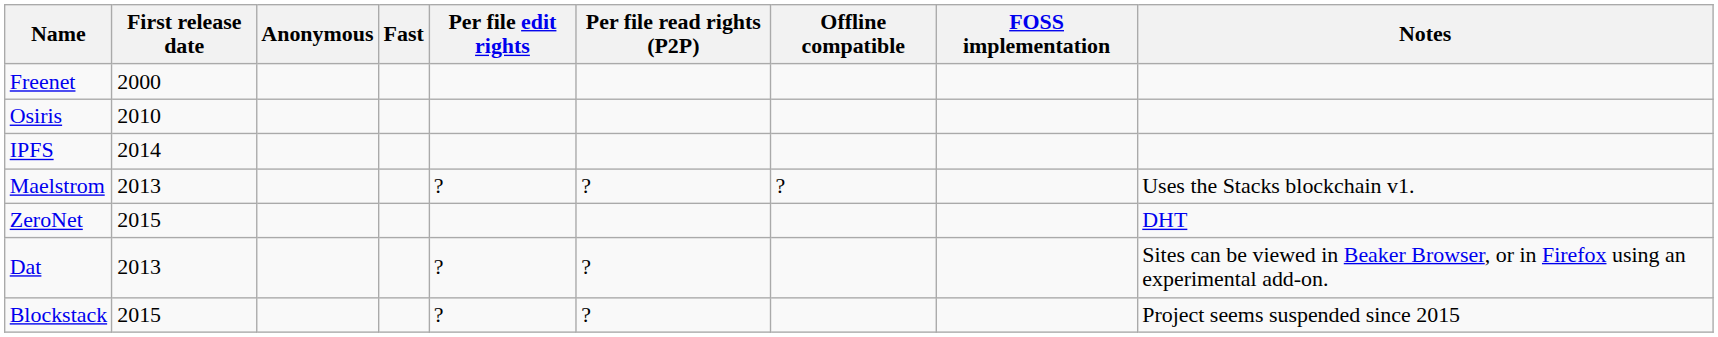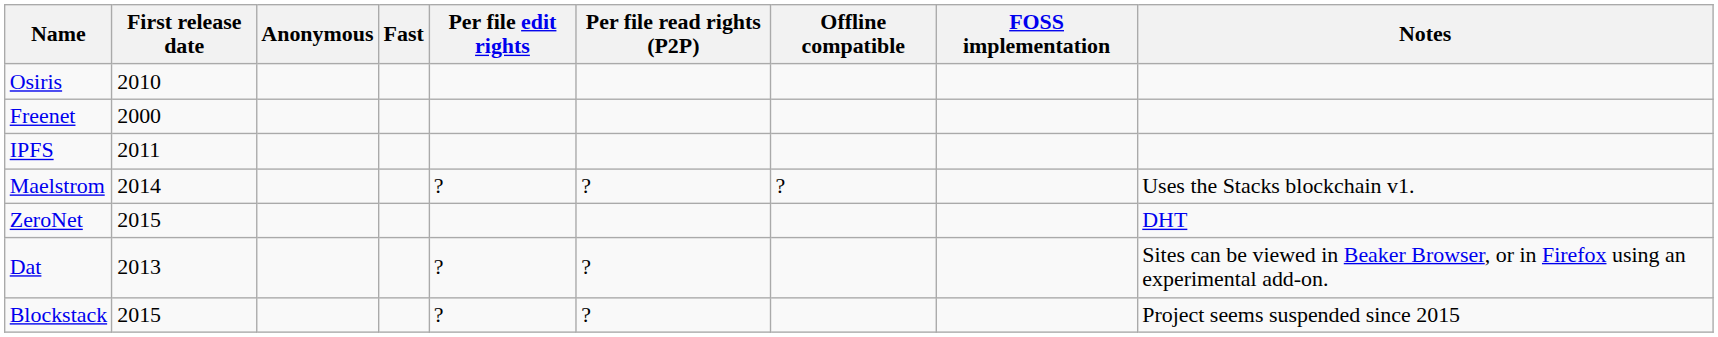rows swapped: (43, 81) <-> (36, 116)
(139, 150) 2014 -> (139, 150) 2011
(139, 185) 2013 -> (139, 185) 2014
